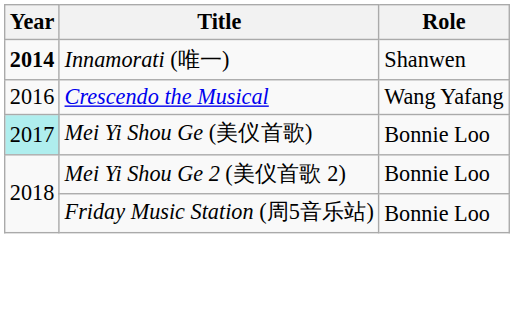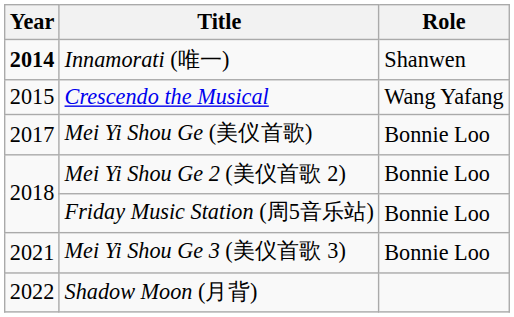(32, 96) 2016 -> (32, 96) 2015
(32, 134) paleturquoise background -> (32, 134) no background
+ row: (205, 251)
+ row: (161, 291)
